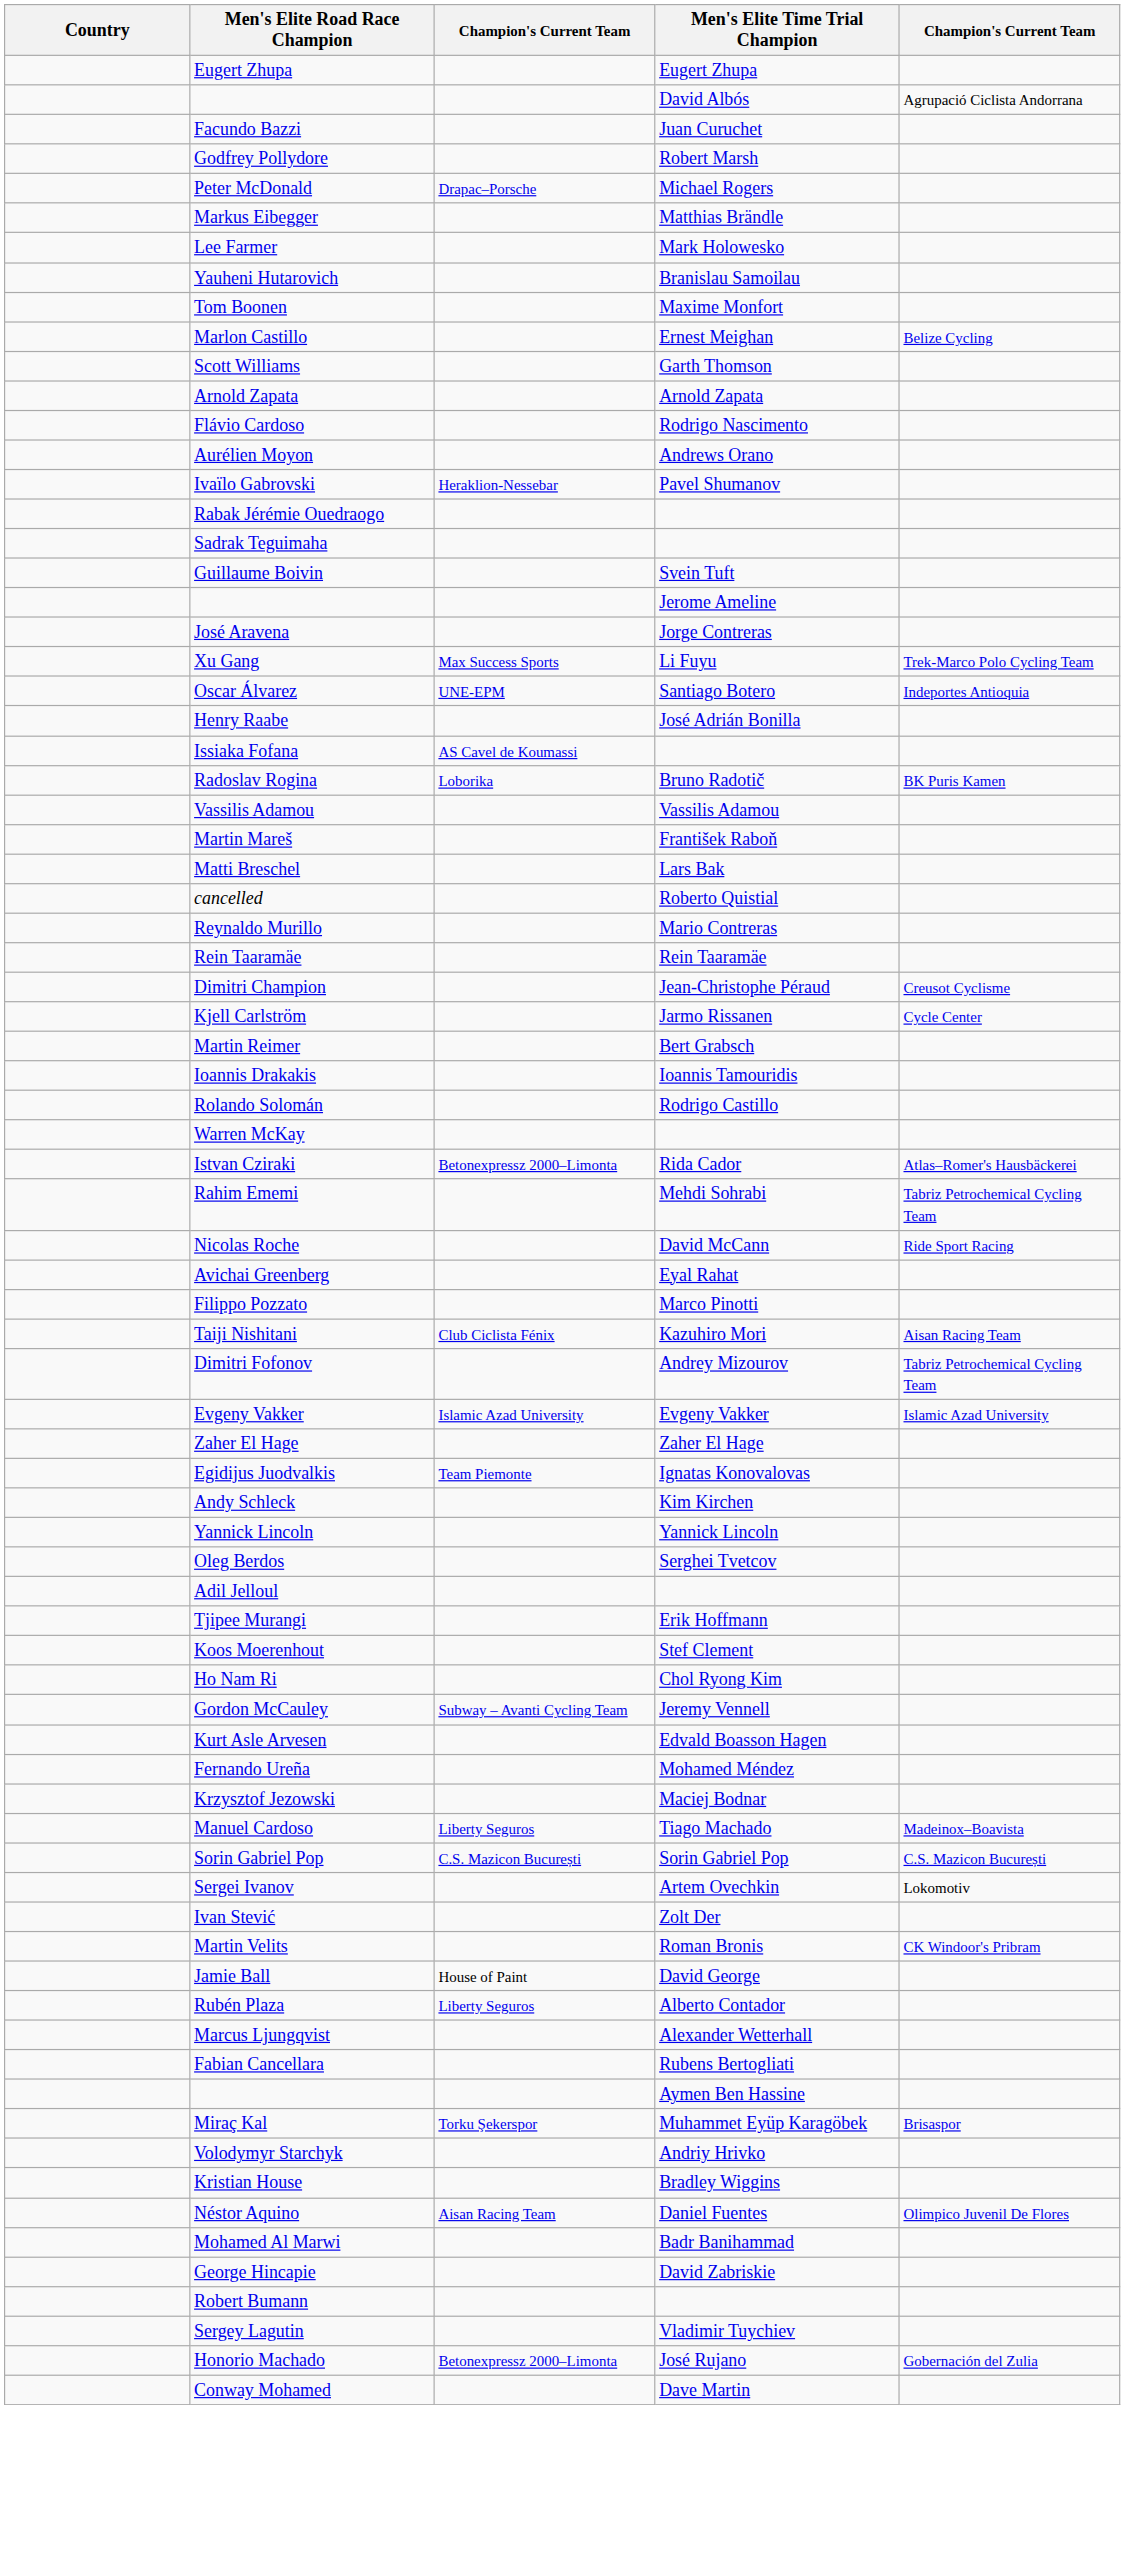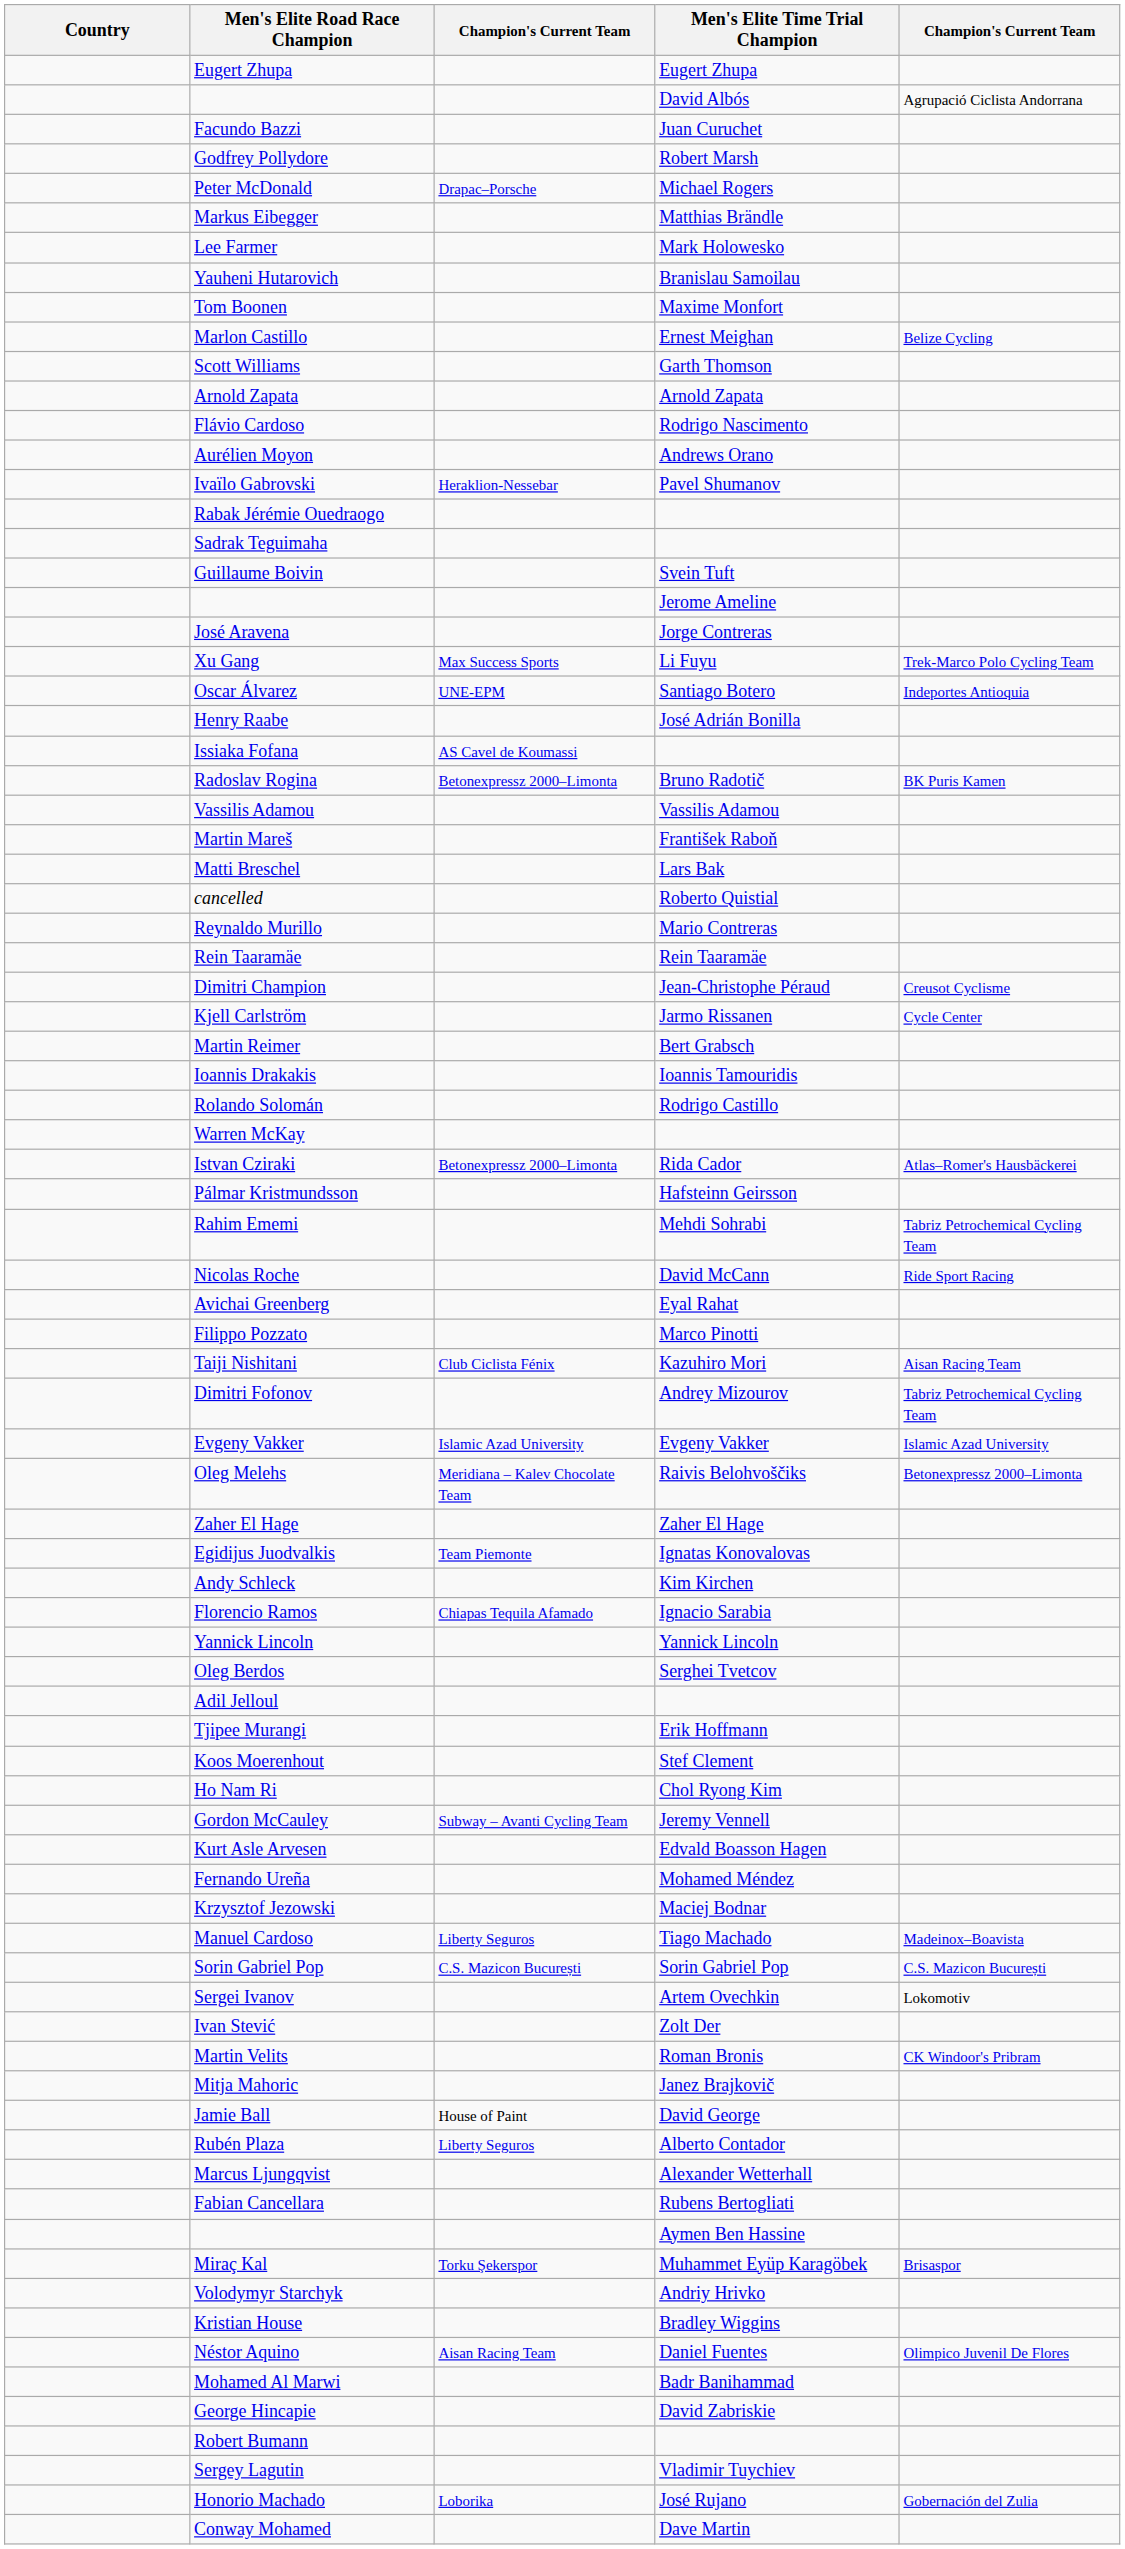(466, 781) Loborika -> (528, 781) Betonexpressz 2000–Limonta
+ row: (276, 1194)
+ row: (240, 1473)
+ row: (256, 1612)
+ row: (246, 2085)
(528, 2362) Betonexpressz 2000–Limonta -> (466, 2501) Loborika
